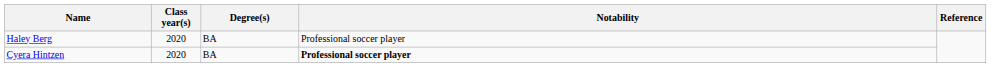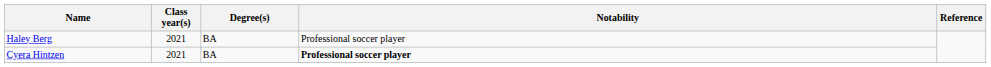(176, 39) 2020 -> (176, 39) 2021
(176, 54) 2020 -> (176, 54) 2021
